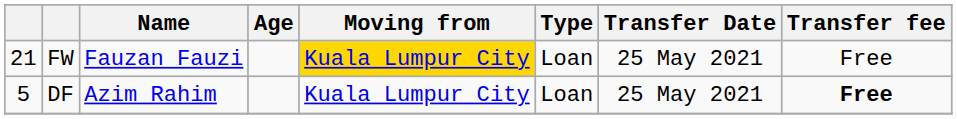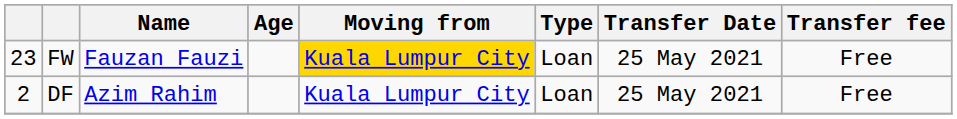(23, 59) 21 -> (23, 59) 23
(23, 95) 5 -> (23, 95) 2
(866, 95) bold -> (866, 95) normal
